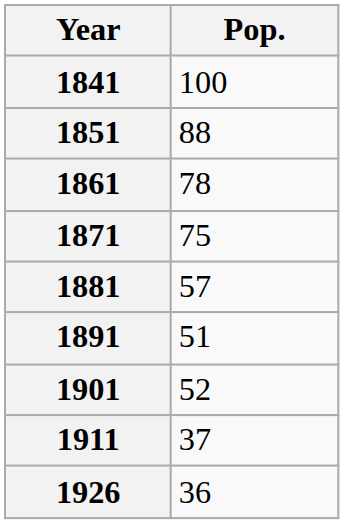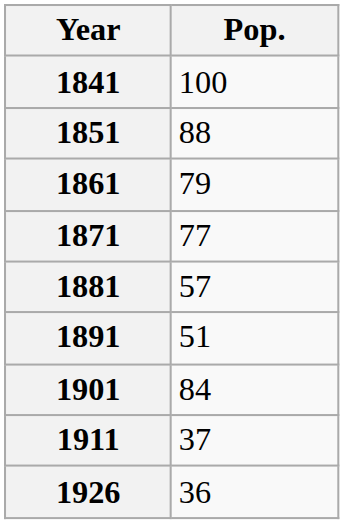(195, 183) 78 -> (195, 183) 79
(195, 235) 75 -> (195, 235) 77
(195, 388) 52 -> (195, 388) 84
